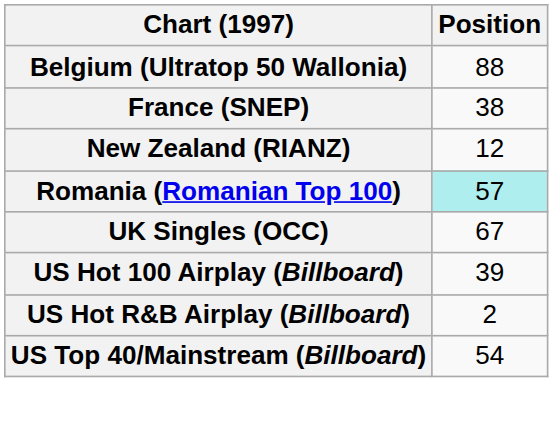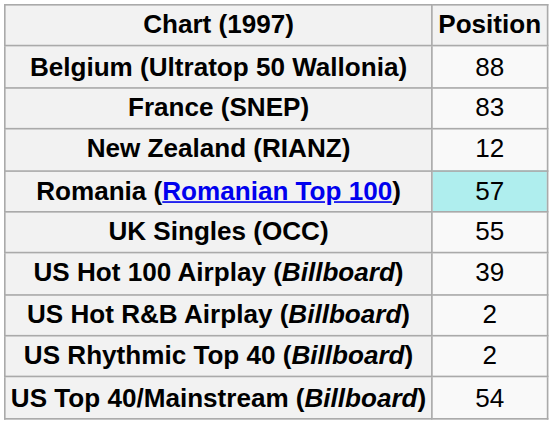(490, 107) 38 -> (490, 107) 83
(490, 231) 67 -> (490, 231) 55
+ row: (219, 356)
